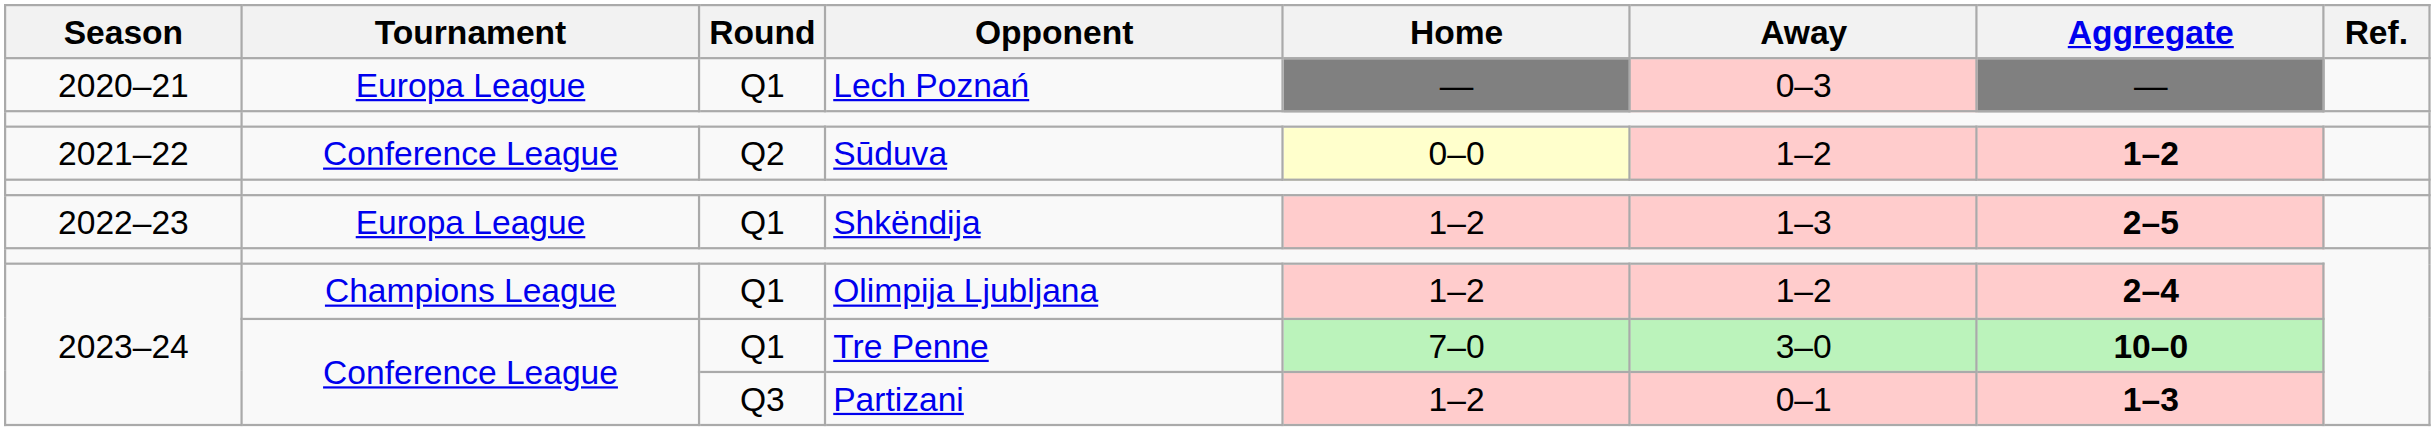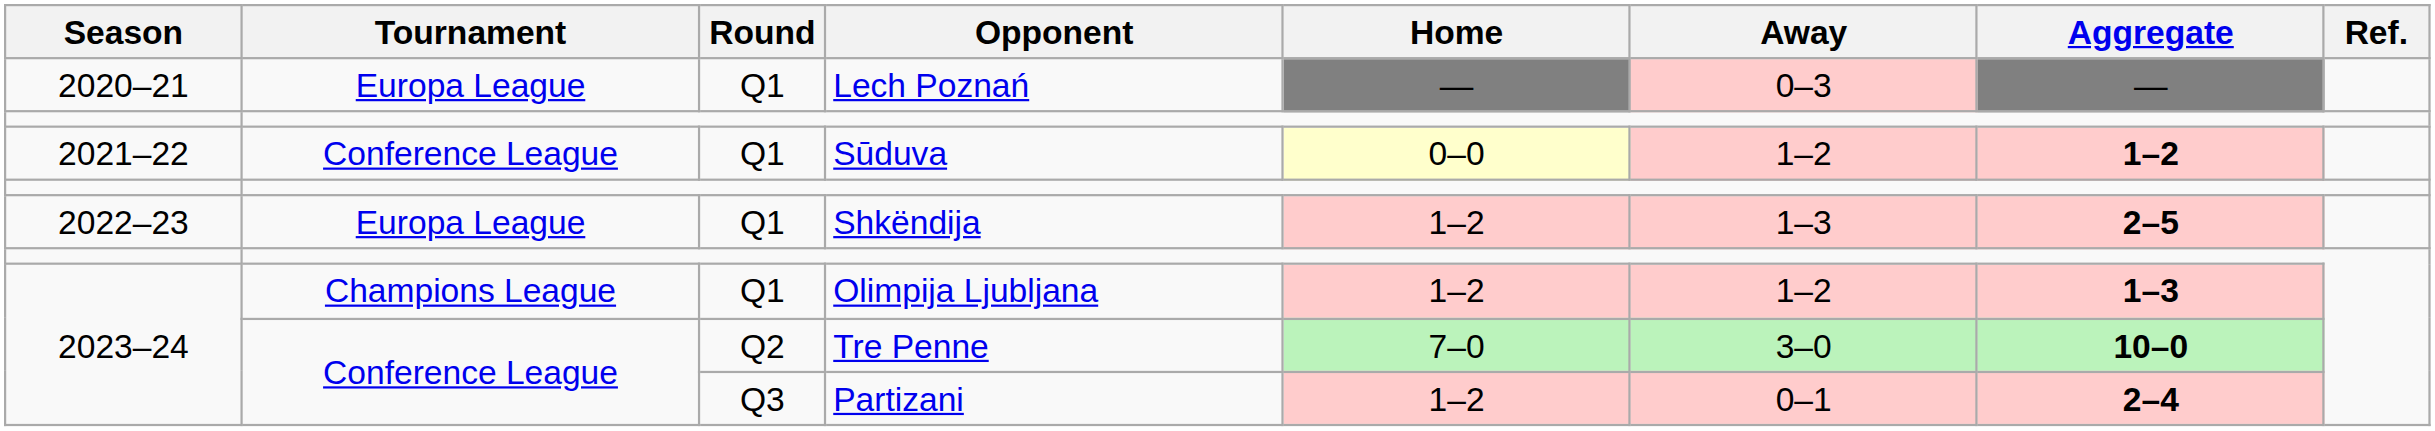(762, 154) Q2 -> (762, 154) Q1
(2151, 291) 2–4 -> (2151, 291) 1–3
(762, 345) Q1 -> (762, 345) Q2
(2151, 398) 1–3 -> (2151, 398) 2–4
